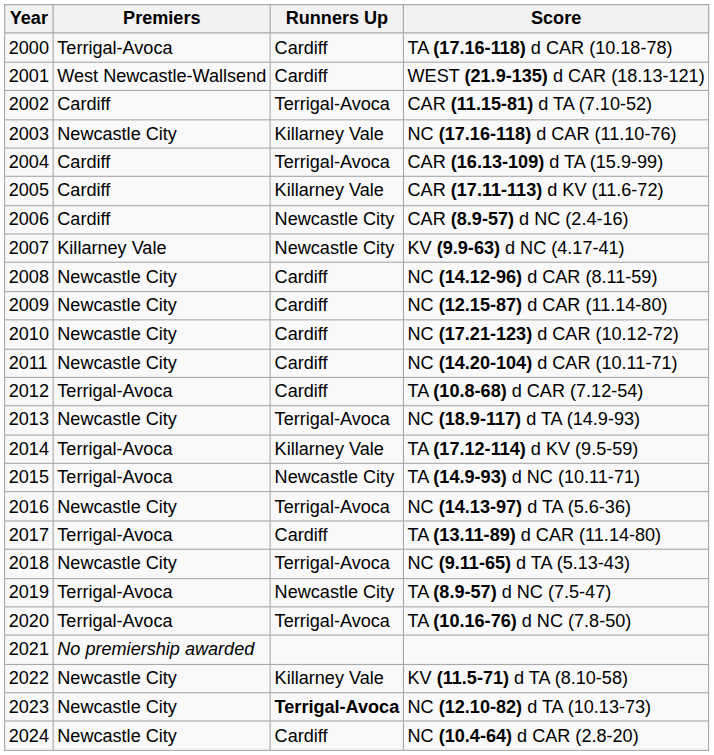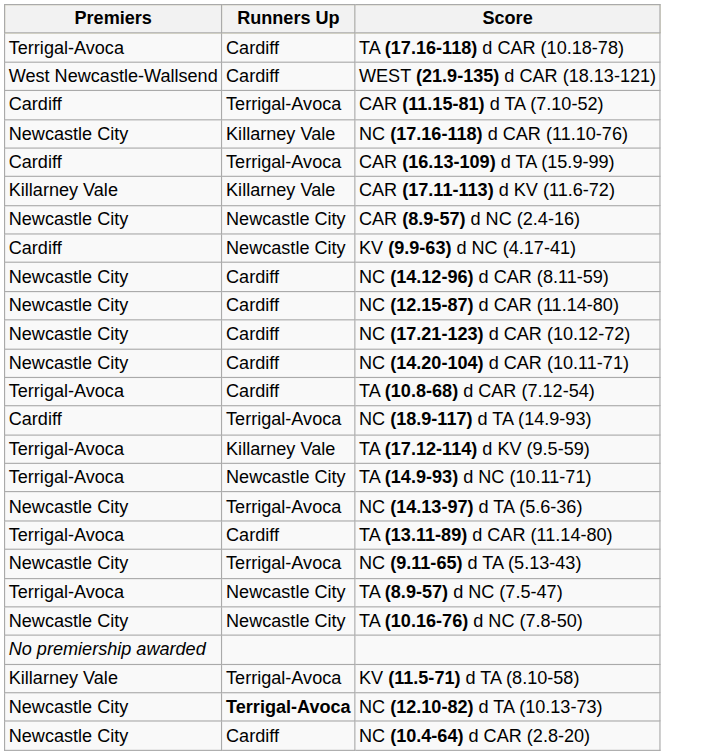- column: (29, 18)
(84, 190) Cardiff -> (63, 190) Killarney Vale
(84, 219) Cardiff -> (69, 219) Newcastle City
(112, 248) Killarney Vale -> (35, 248) Cardiff
(117, 420) Newcastle City -> (35, 420) Cardiff
(115, 620) Terrigal-Avoca -> (69, 620) Newcastle City
(332, 620) Terrigal-Avoca -> (286, 620) Newcastle City
(117, 678) Newcastle City -> (63, 678) Killarney Vale
(329, 678) Killarney Vale -> (284, 678) Terrigal-Avoca
